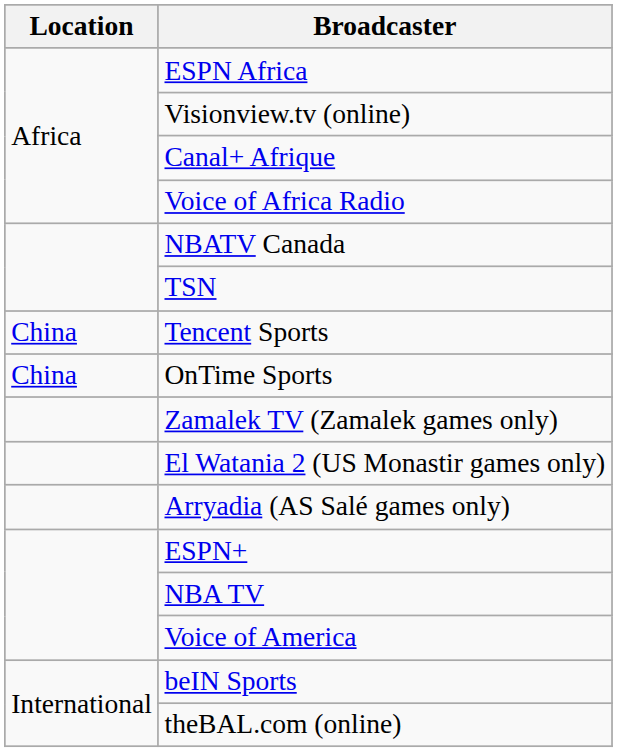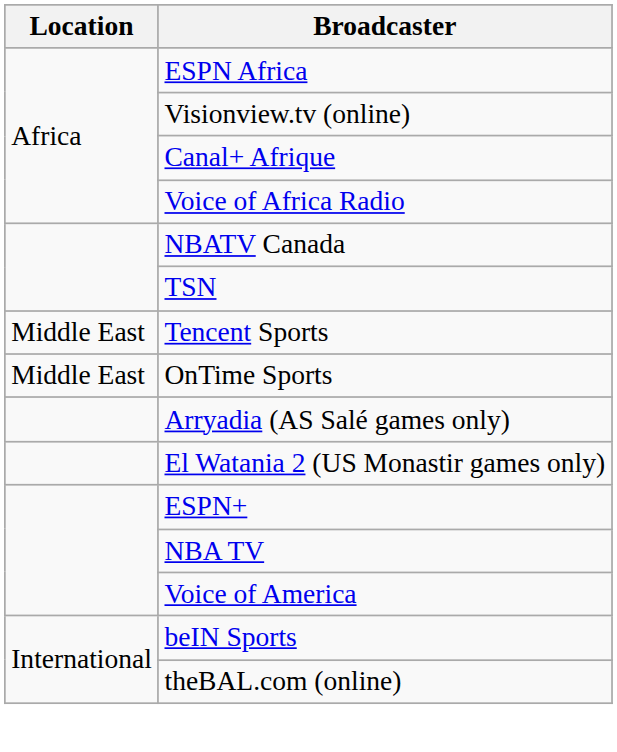(44, 331) China -> (78, 331) Middle East
(44, 375) China -> (78, 375) Middle East
- row: (361, 419)
rows swapped: (337, 506) <-> (385, 462)
